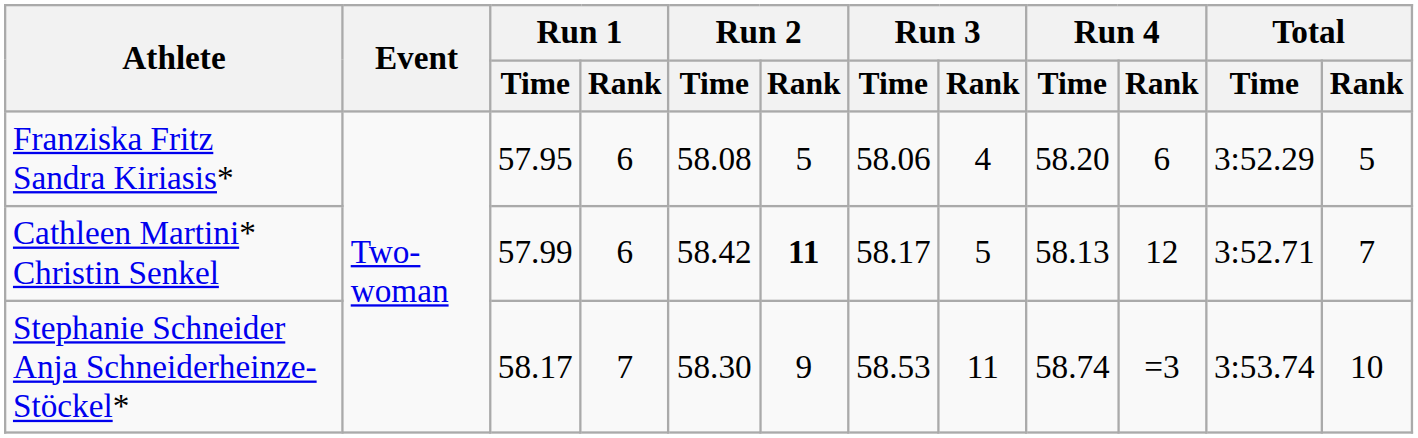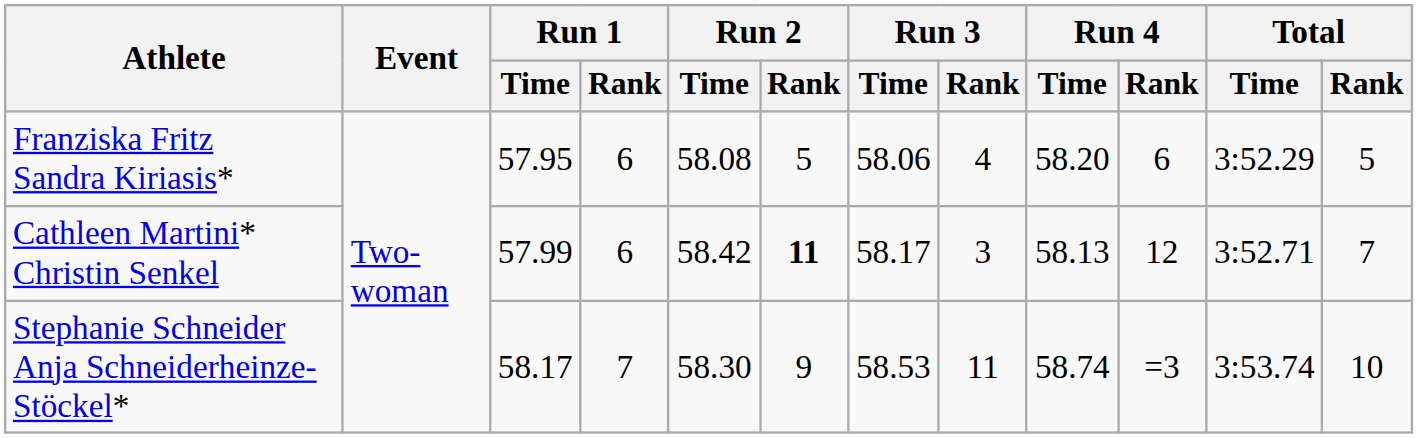(983, 252) 5 -> (983, 252) 3
